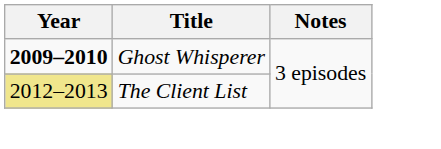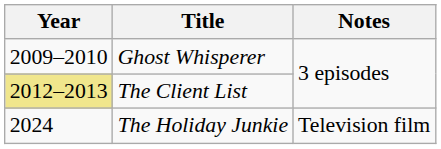(59, 56) bold -> (59, 56) normal
+ row: (203, 125)
